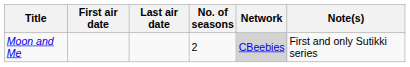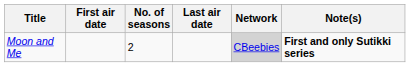columns swapped: (159, 18) <-> (213, 18)
(338, 47) normal -> (338, 47) bold
